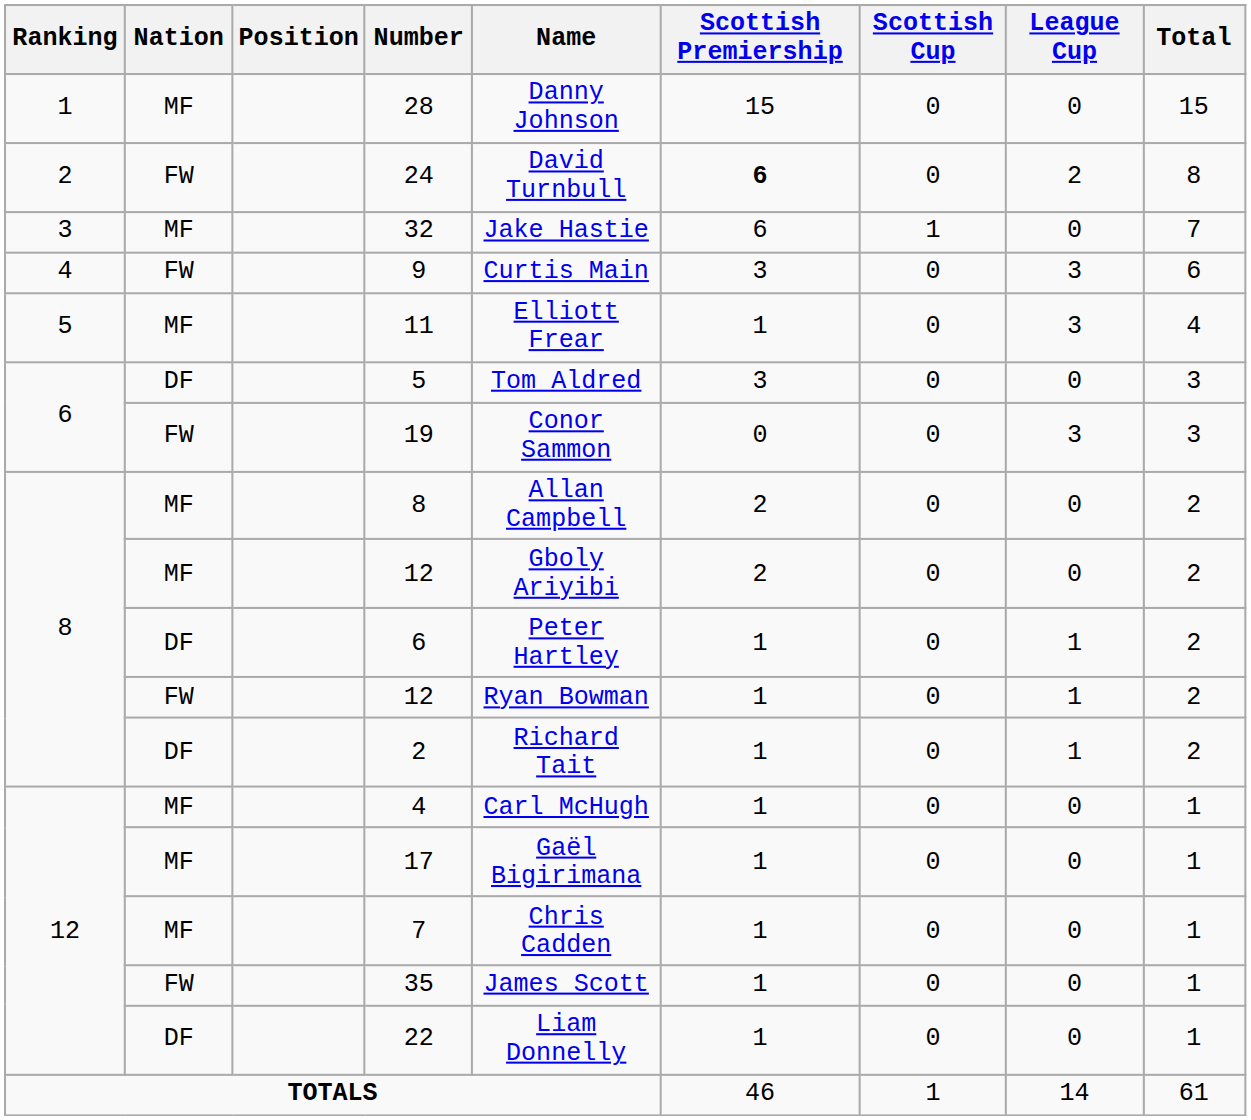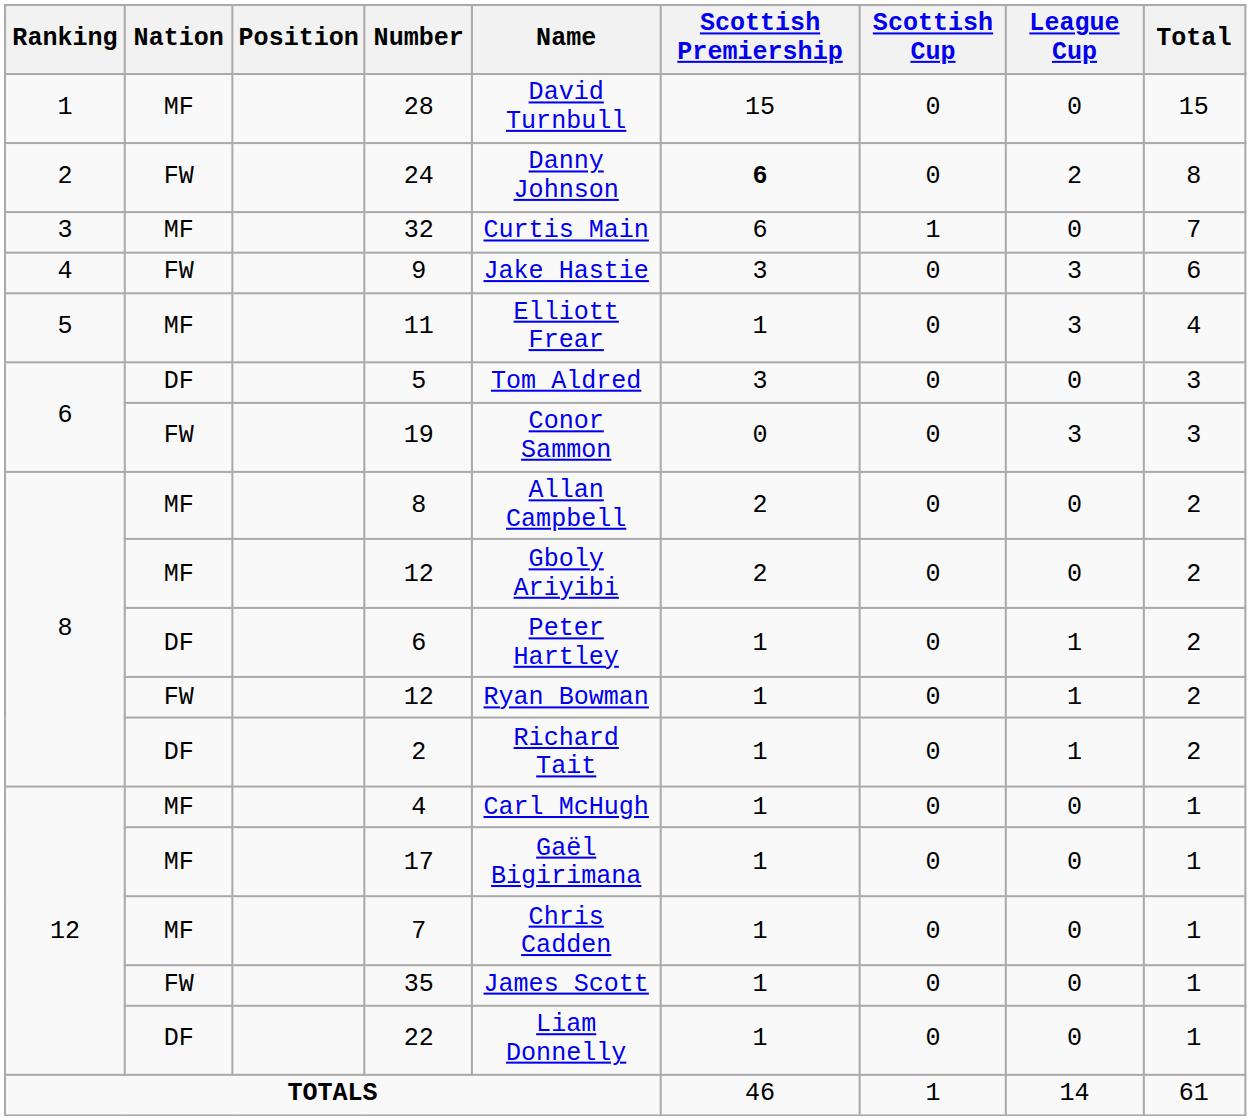(566, 109) Danny Johnson -> (566, 109) David Turnbull
(566, 178) David Turnbull -> (566, 178) Danny Johnson
(566, 232) Jake Hastie -> (566, 232) Curtis Main
(566, 273) Curtis Main -> (566, 273) Jake Hastie
